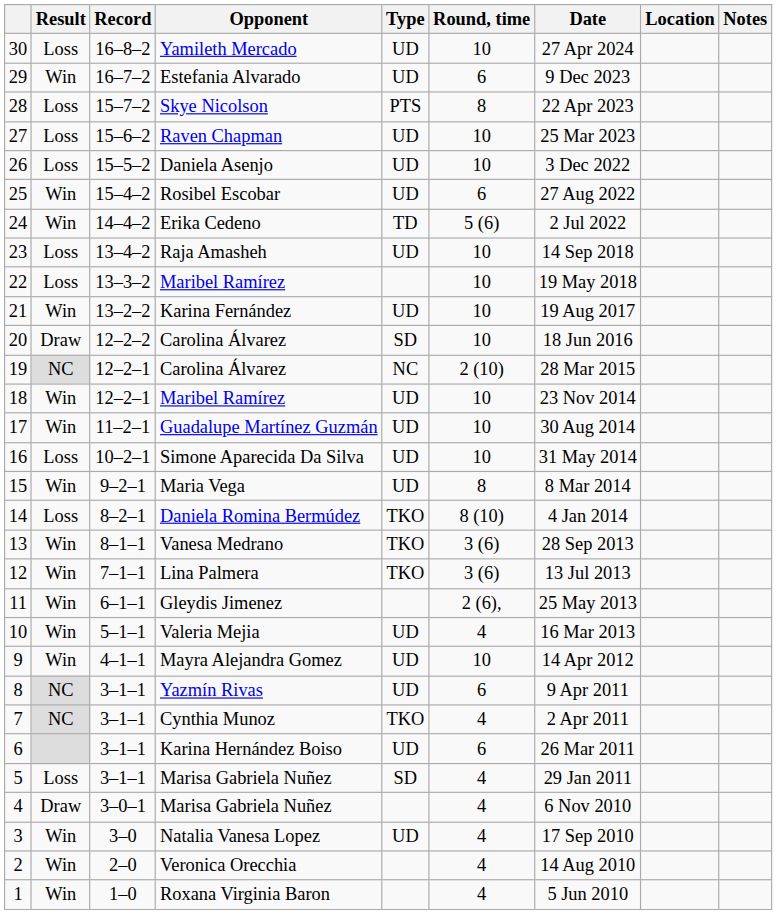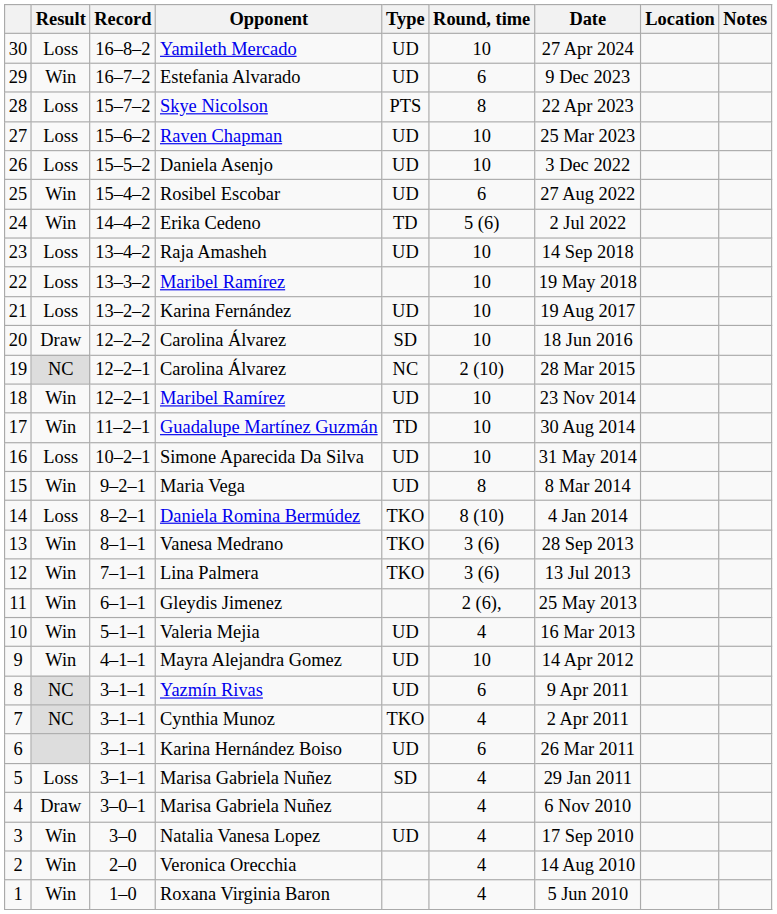(61, 310) Win -> (61, 310) Loss
(405, 427) UD -> (405, 427) TD
